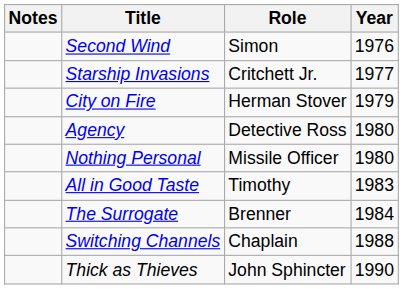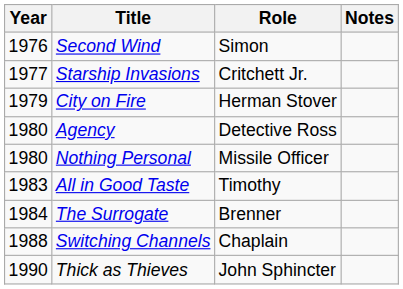columns swapped: (374, 18) <-> (33, 18)
